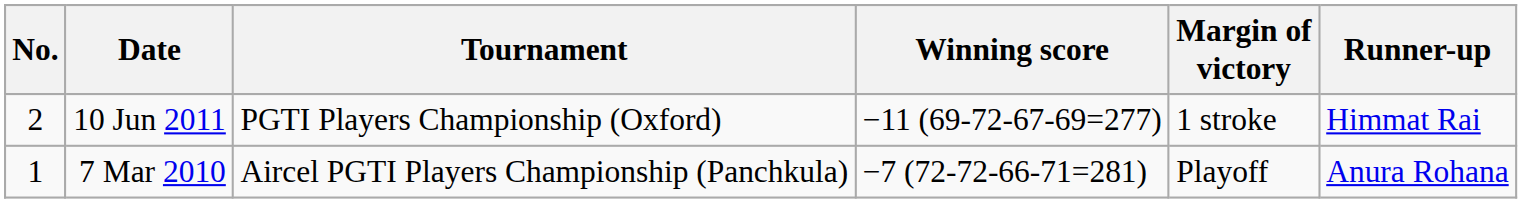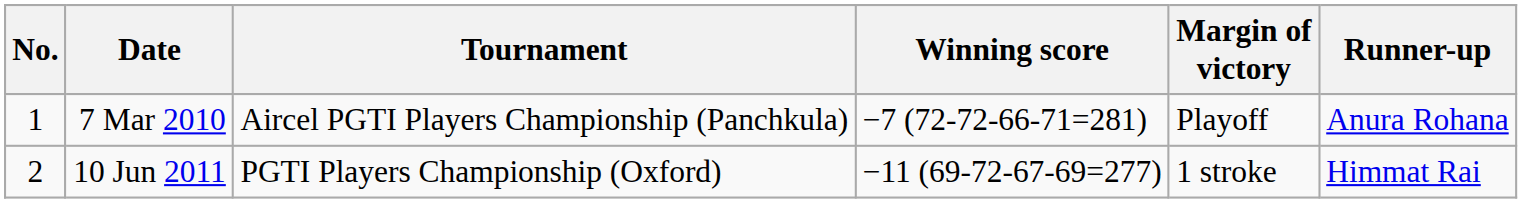rows swapped: (152, 171) <-> (150, 119)
